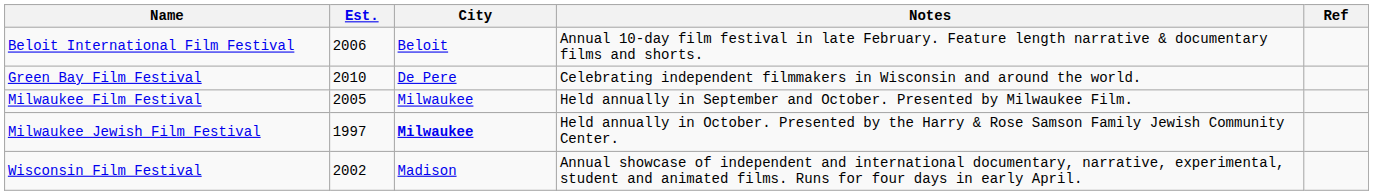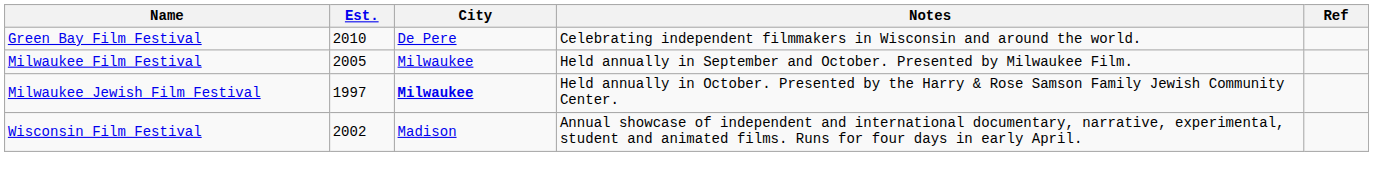- row: (151, 47)
